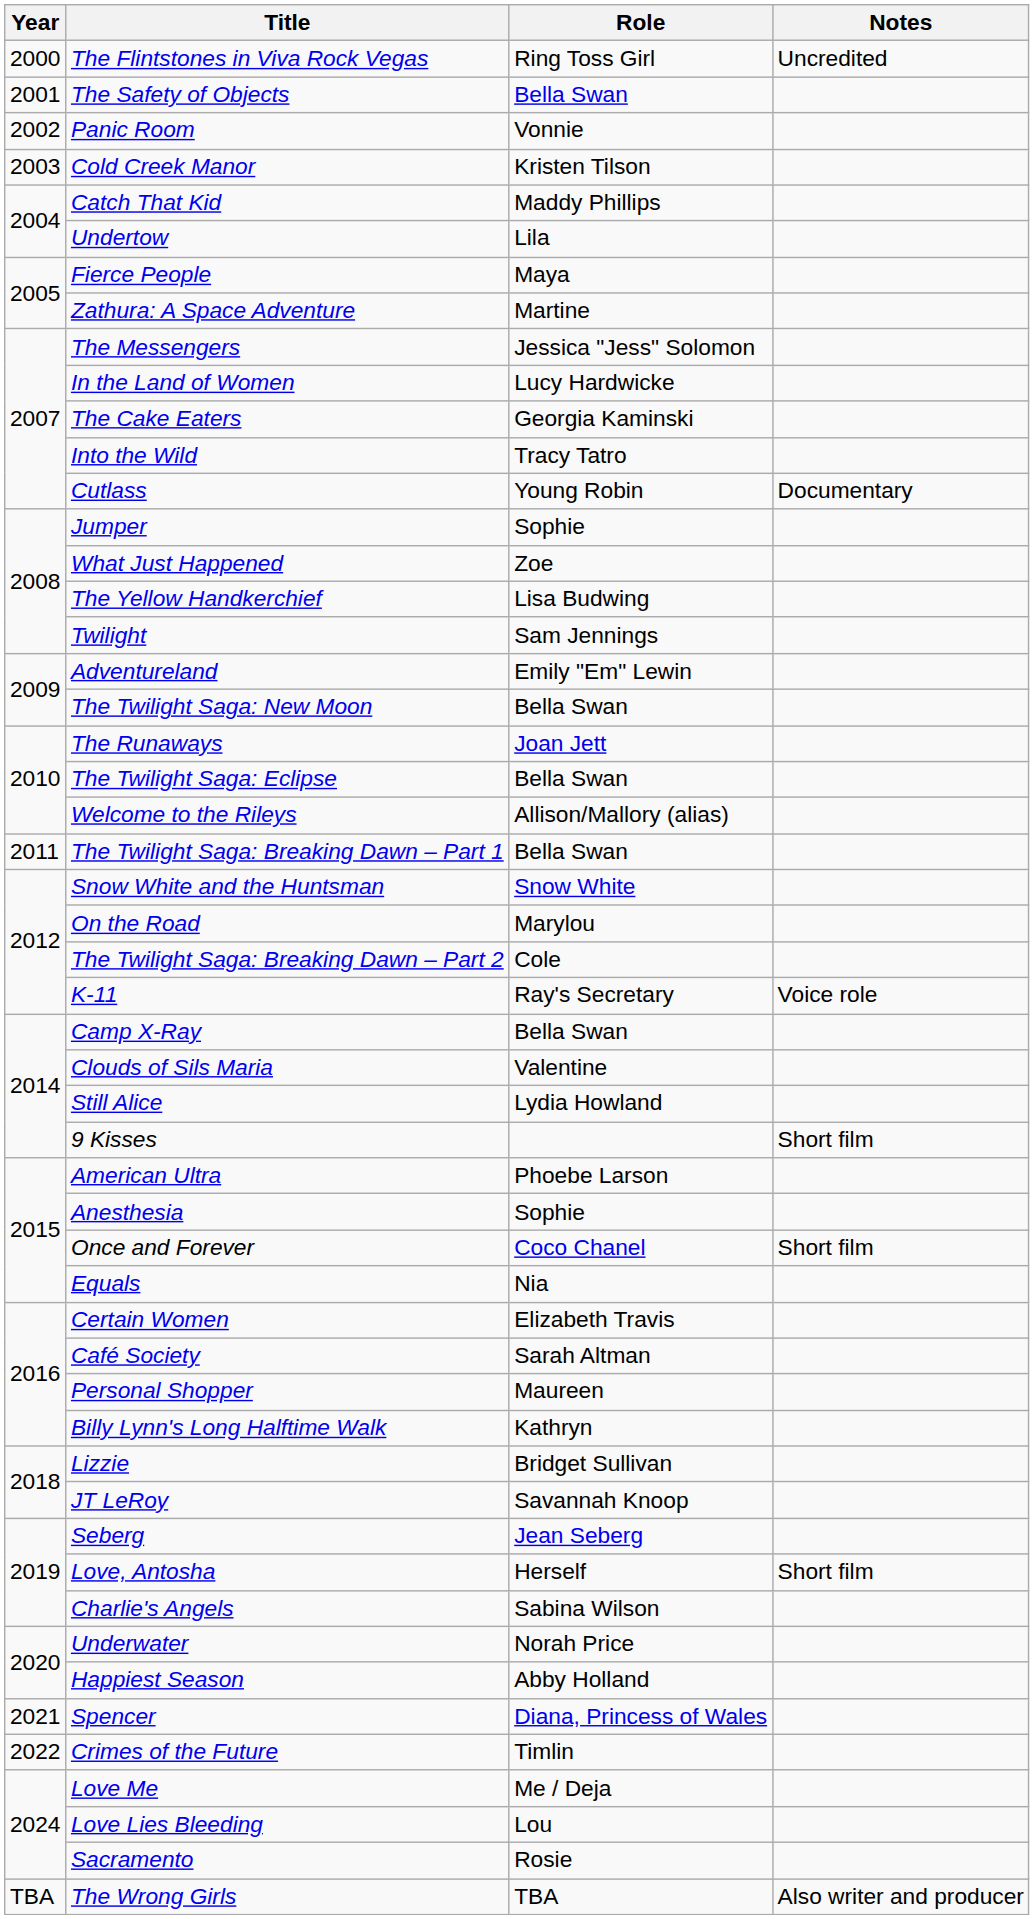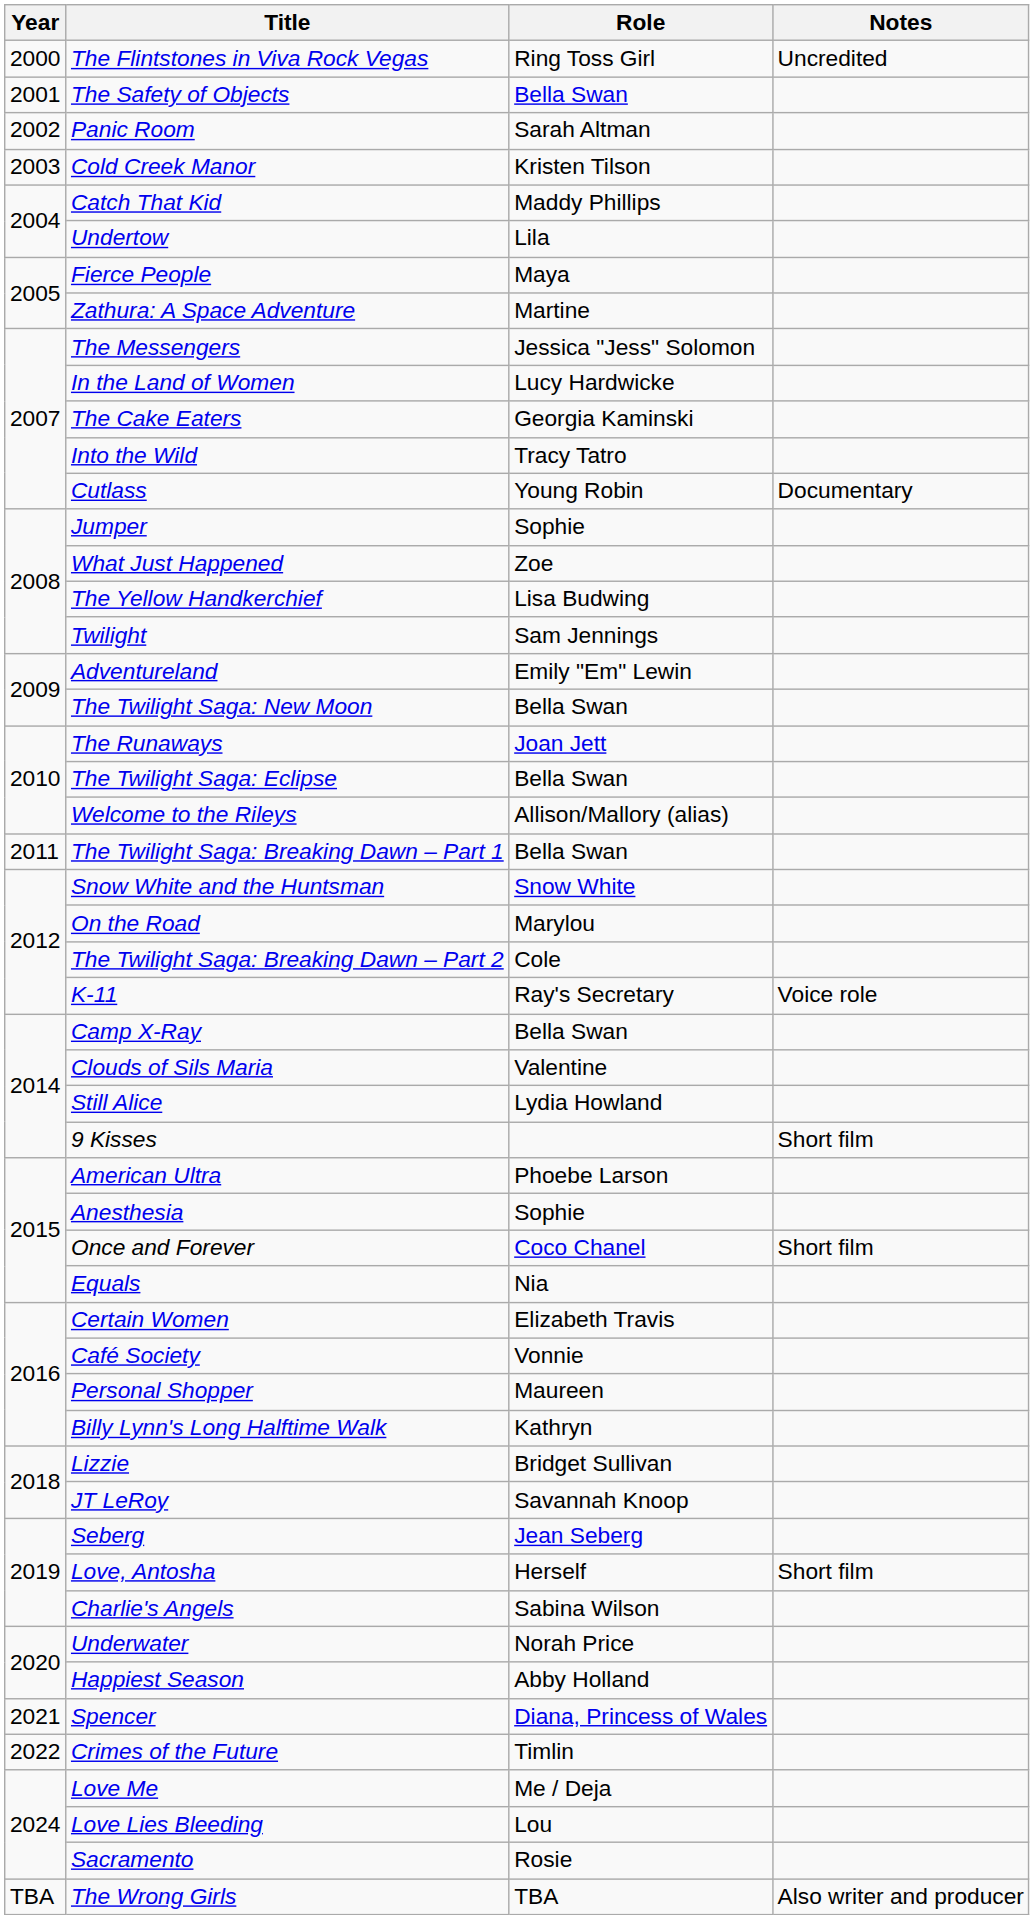(549, 130) Vonnie -> (582, 130) Sarah Altman
(582, 1355) Sarah Altman -> (549, 1355) Vonnie
